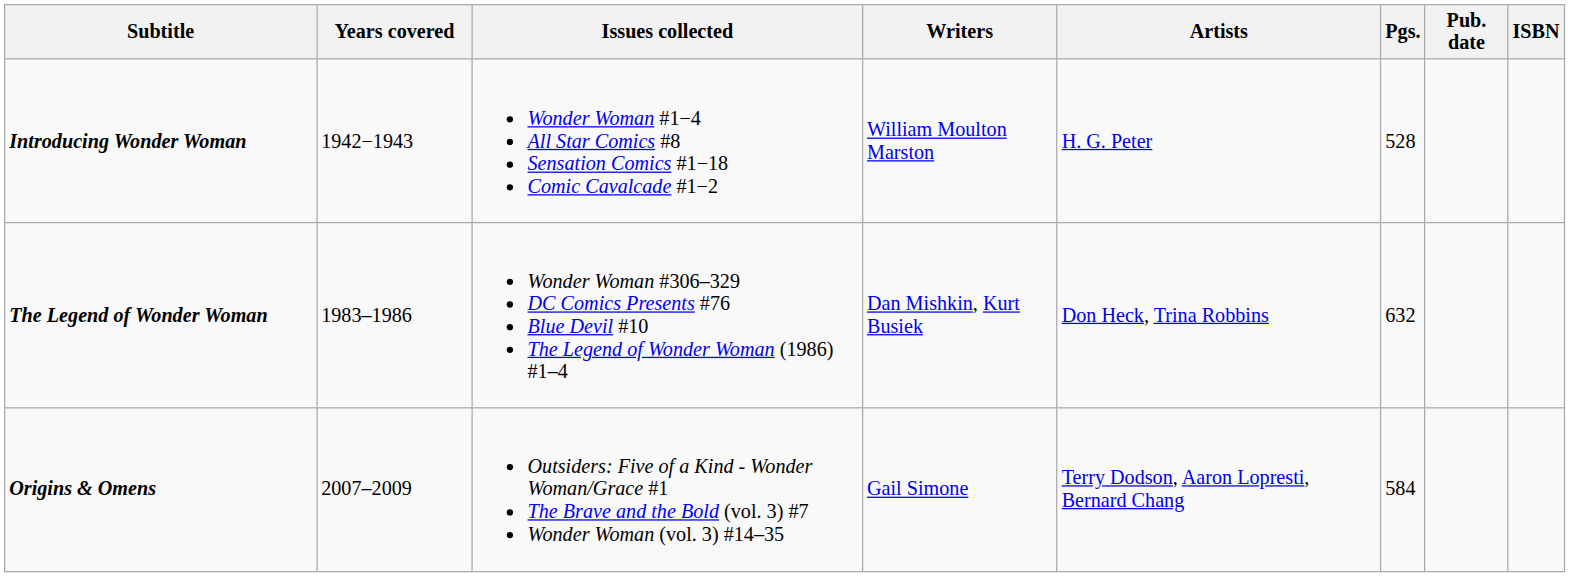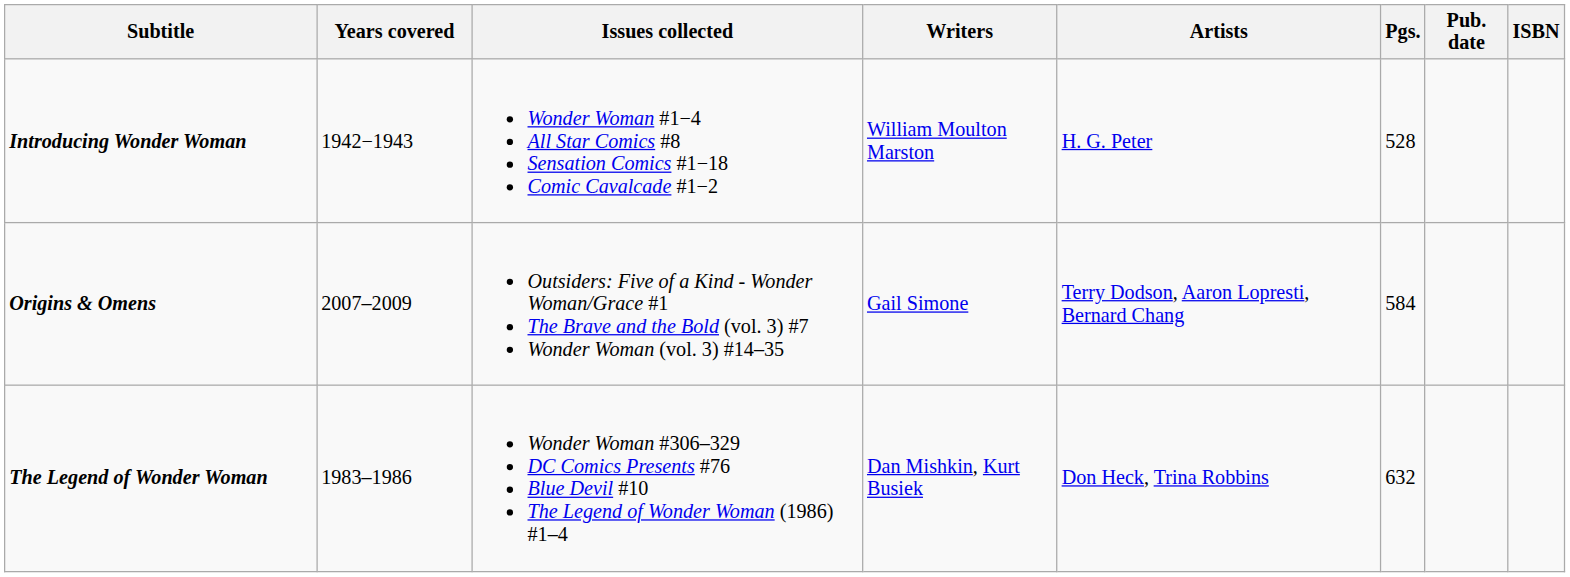rows swapped: (138, 315) <-> (83, 489)
